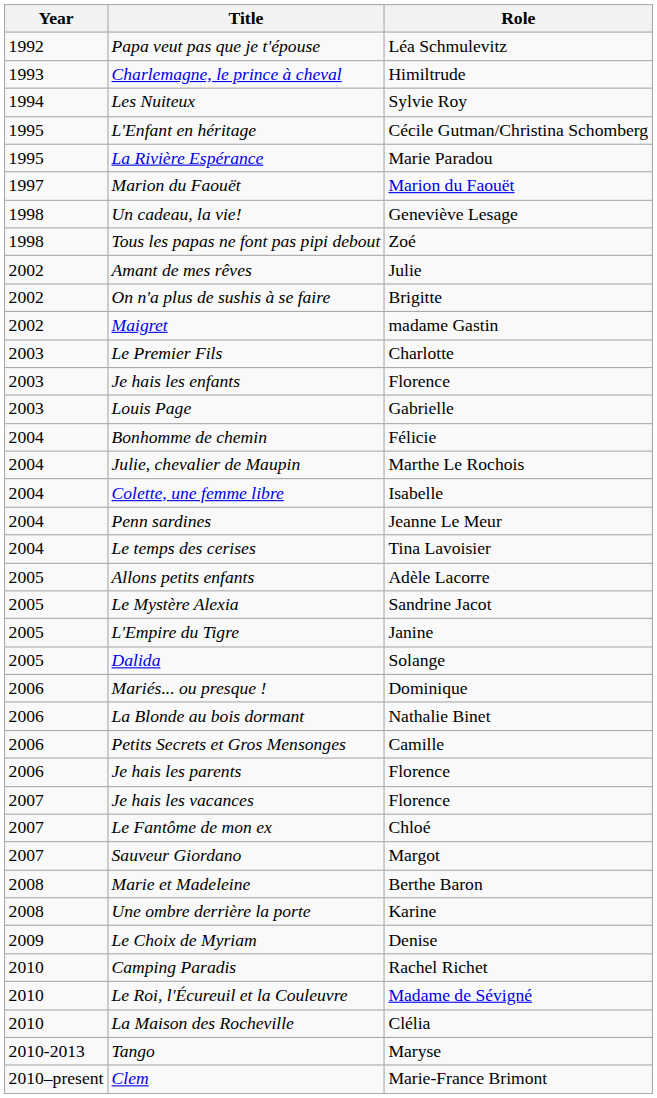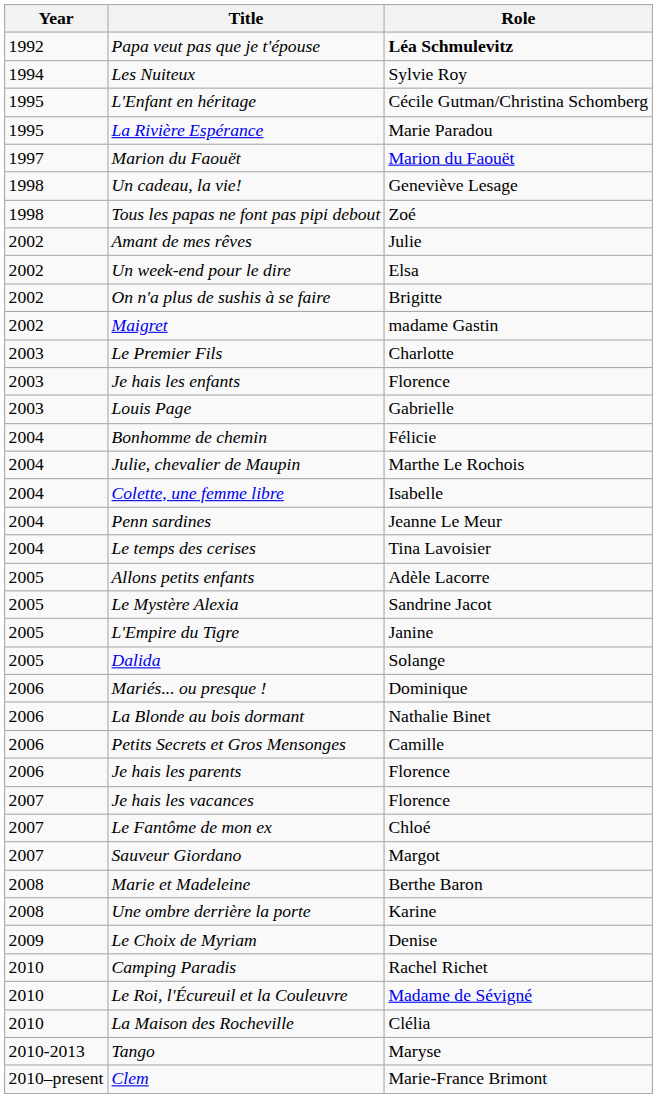(448, 46) normal -> (451, 46) bold
- row: (227, 74)
+ row: (201, 269)
